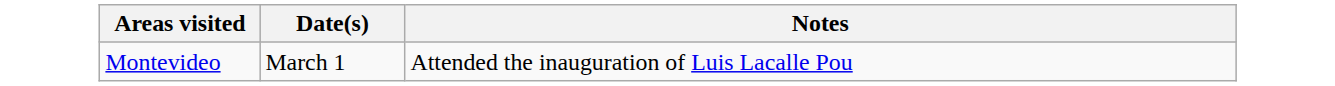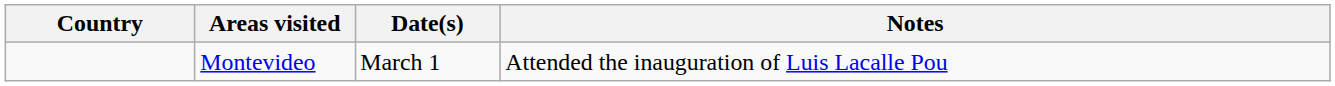+ column: (100, 23)
